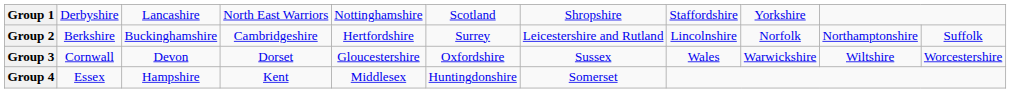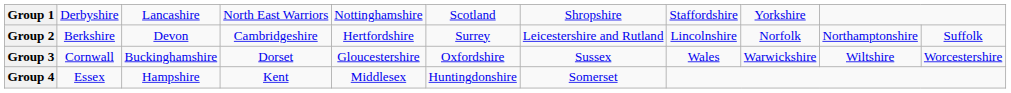(171, 35) Buckinghamshire -> (171, 35) Devon
(171, 56) Devon -> (171, 56) Buckinghamshire
